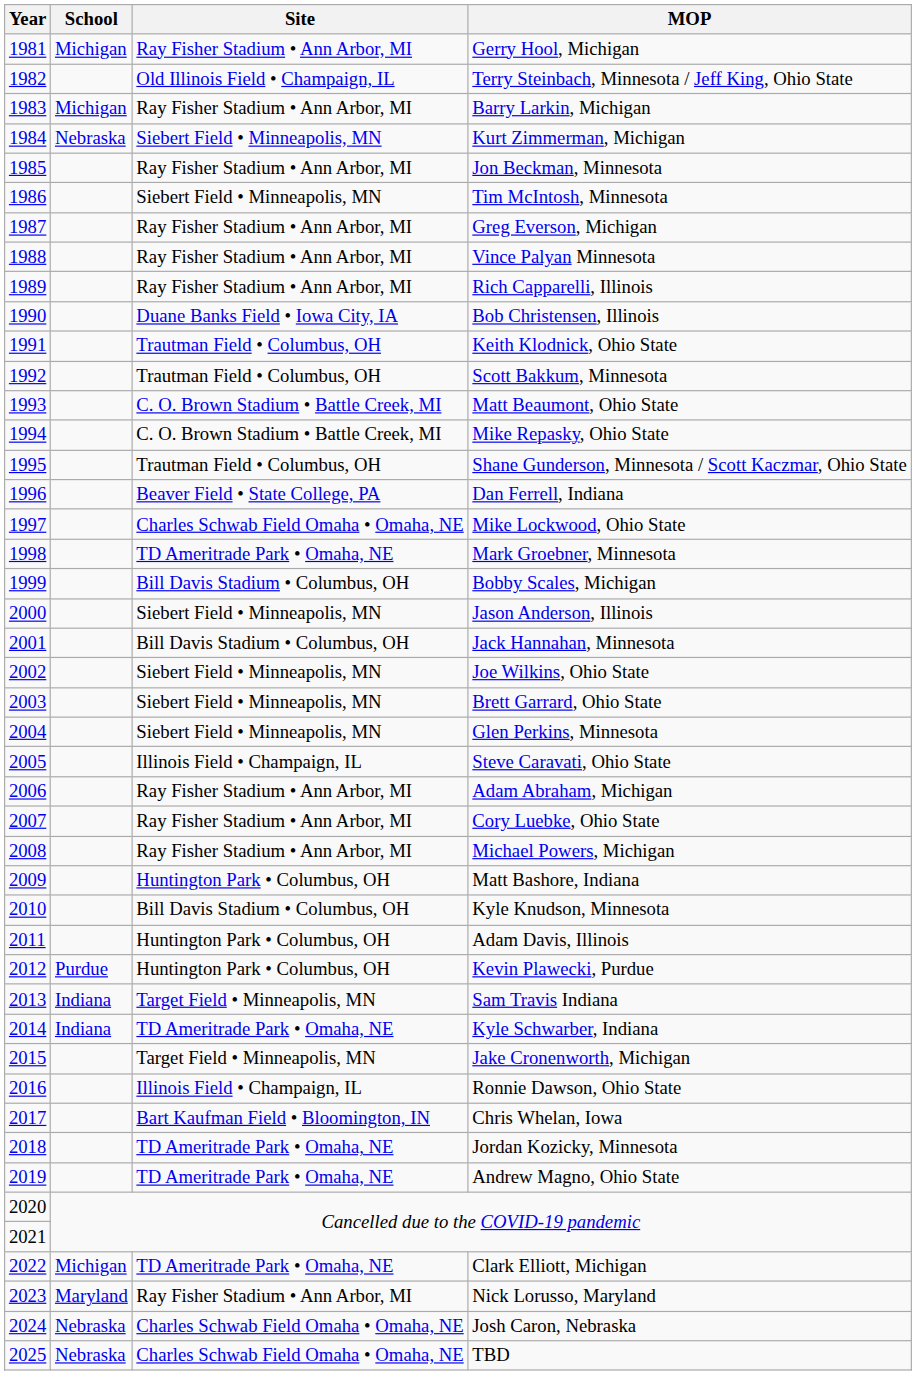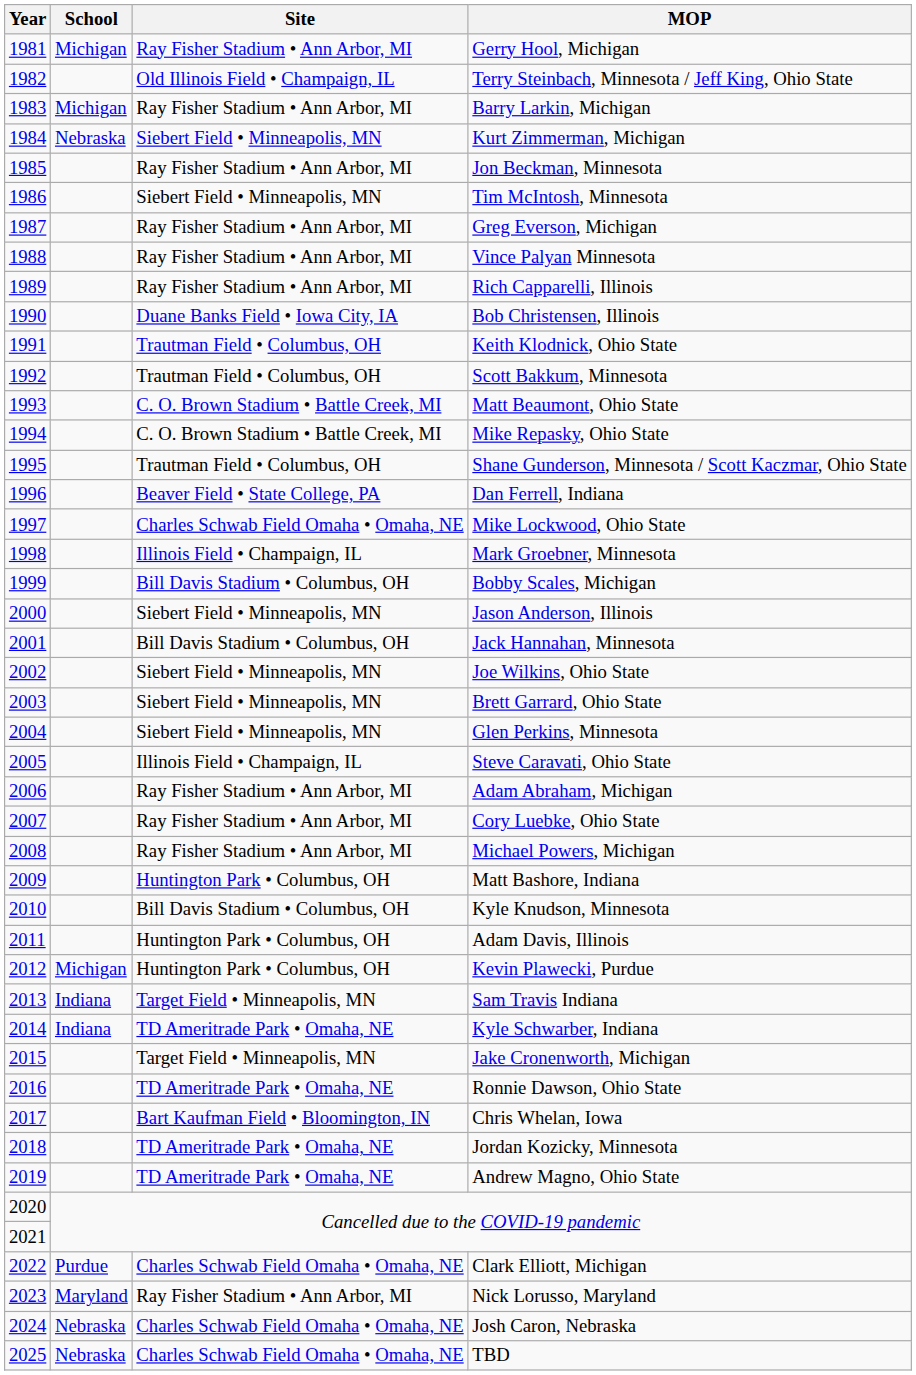(265, 553) TD Ameritrade Park • Omaha, NE -> (249, 553) Illinois Field • Champaign, IL
(81, 969) Purdue -> (91, 969) Michigan
(249, 1088) Illinois Field • Champaign, IL -> (265, 1088) TD Ameritrade Park • Omaha, NE
(91, 1266) Michigan -> (81, 1266) Purdue
(265, 1266) TD Ameritrade Park • Omaha, NE -> (300, 1266) Charles Schwab Field Omaha • Omaha, NE
